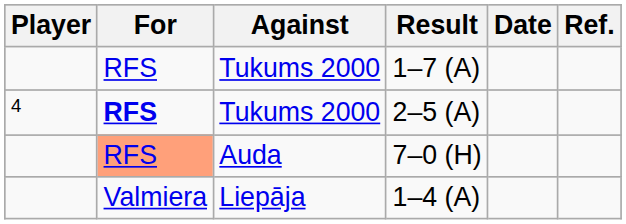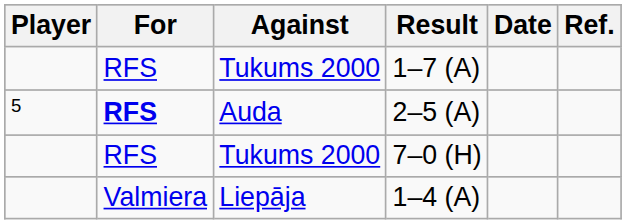(16, 111) 4 -> (16, 111) 5
(300, 111) Tukums 2000 -> (251, 111) Auda
(130, 155) lightsalmon background -> (130, 155) no background
(251, 155) Auda -> (300, 155) Tukums 2000
